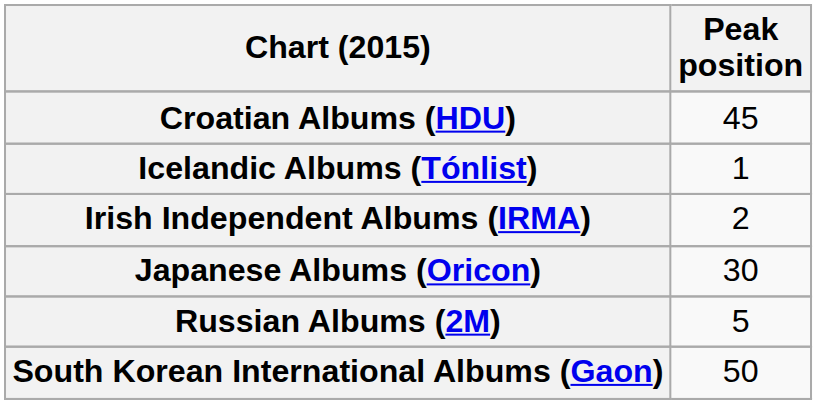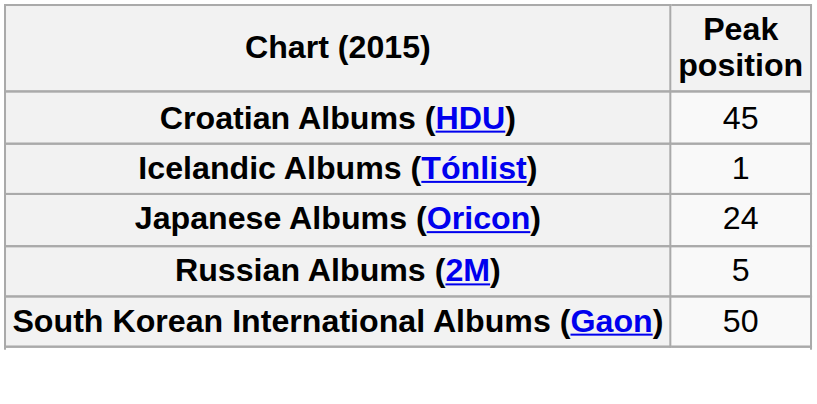- row: (338, 219)
(741, 270) 30 -> (741, 219) 24
